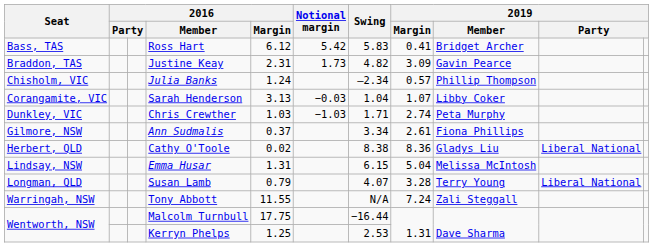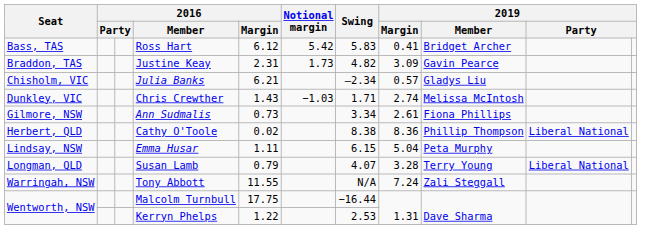(278, 81) 1.24 -> (266, 81) 6.21
(486, 81) Phillip Thompson -> (455, 81) Gladys Liu
- row: (195, 98)
(278, 115) 1.03 -> (266, 98) 1.43
(470, 115) Peta Murphy -> (474, 98) Melissa McIntosh
(278, 132) 0.37 -> (266, 115) 0.73
(467, 148) Gladys Liu -> (474, 132) Phillip Thompson
(278, 165) 1.31 -> (266, 148) 1.11
(486, 165) Melissa McIntosh -> (458, 148) Peta Murphy
(278, 233) 1.25 -> (266, 216) 1.22
